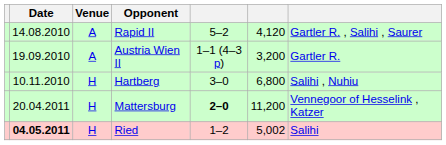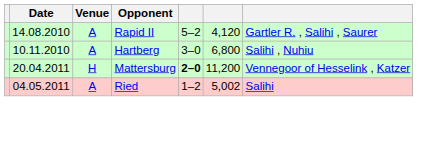- row: (147, 56)
(92, 81) H -> (92, 50) A
(41, 130) bold -> (41, 86) normal
(92, 130) H -> (92, 86) A
